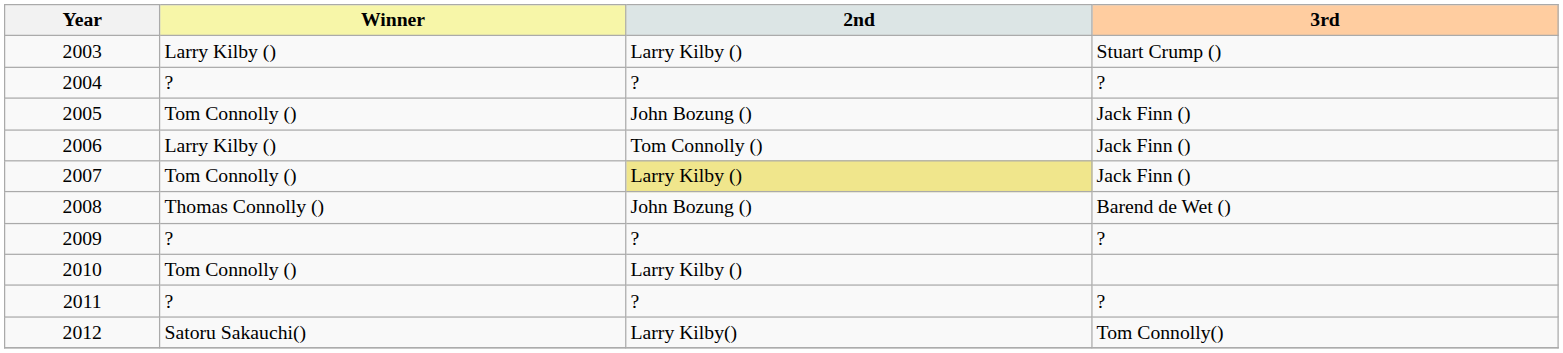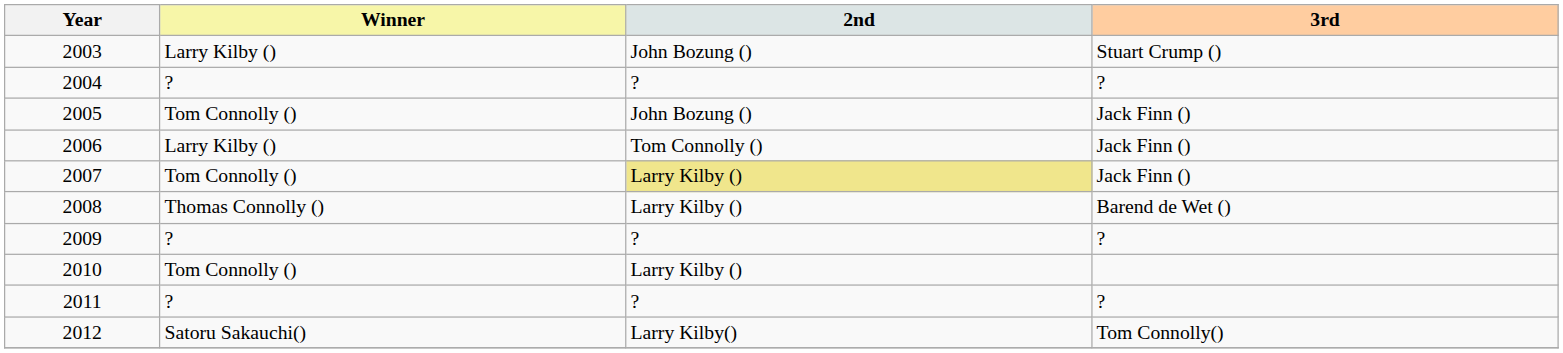(686, 51) Larry Kilby () -> (691, 51) John Bozung ()
(691, 207) John Bozung () -> (686, 207) Larry Kilby ()
